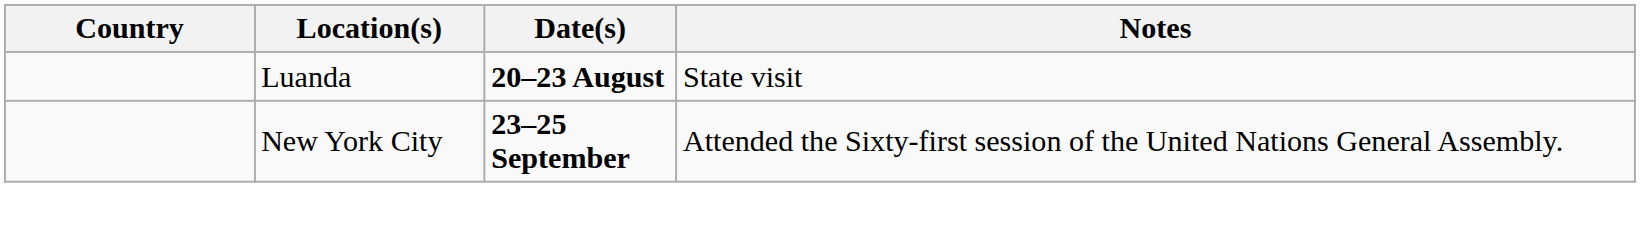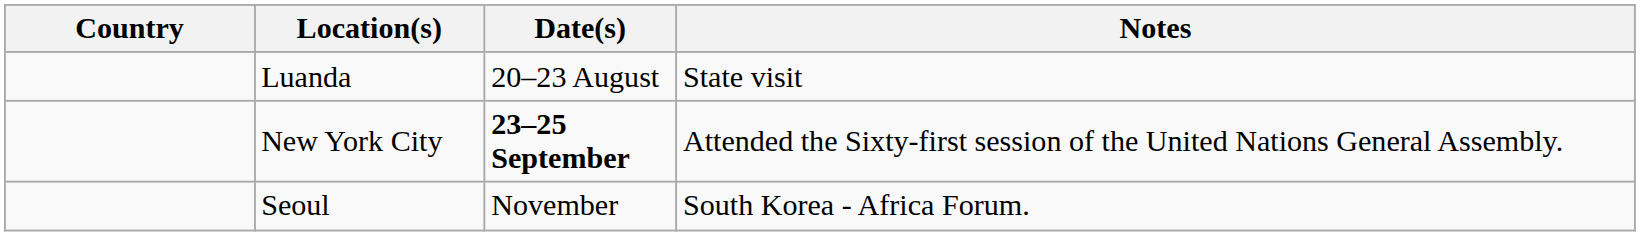(578, 76) bold -> (575, 76) normal
+ row: (295, 205)
